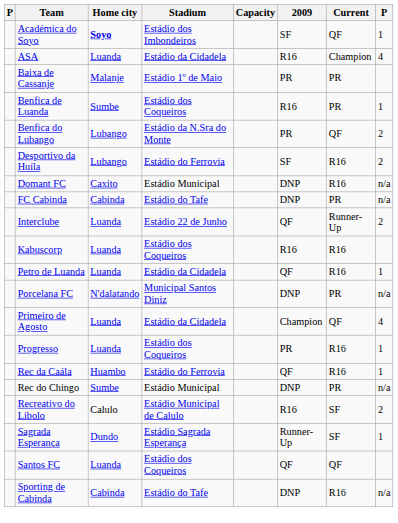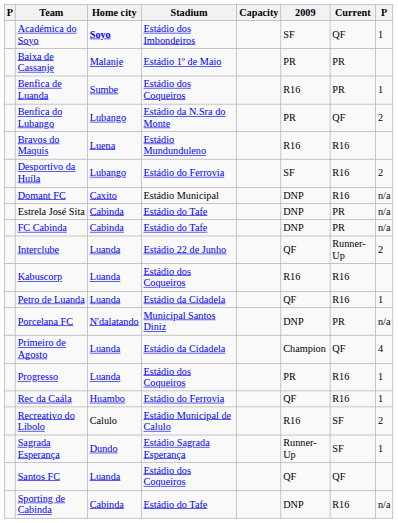- row: (28, 56)
+ row: (39, 145)
+ row: (51, 211)
- row: (48, 387)
